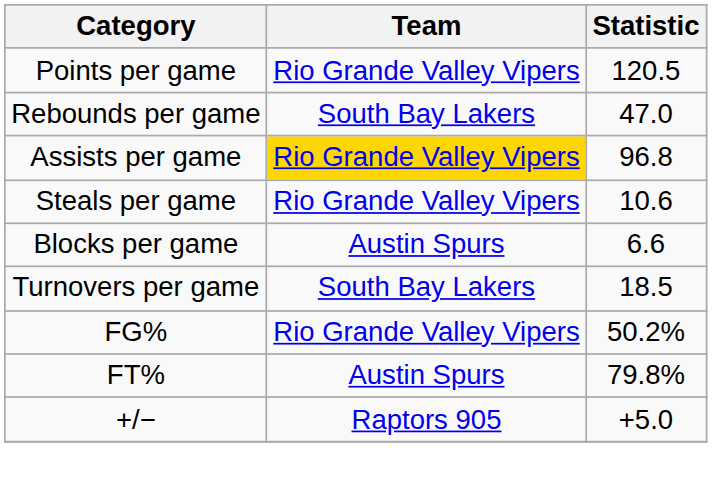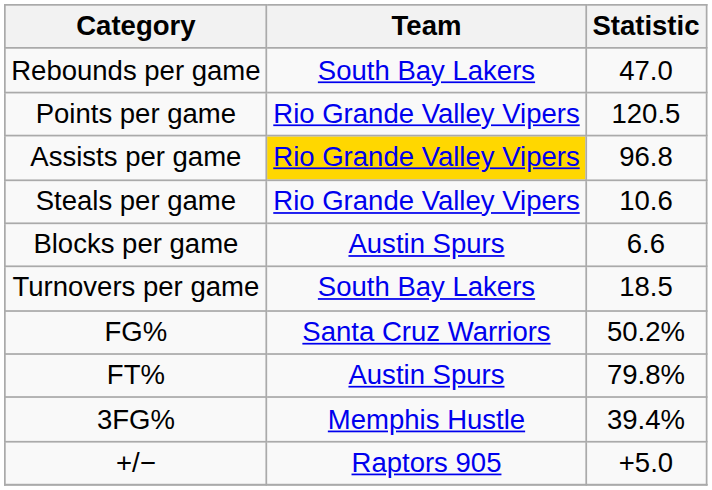rows swapped: (136, 69) <-> (136, 113)
(426, 331) Rio Grande Valley Vipers -> (426, 331) Santa Cruz Warriors
+ row: (136, 419)
